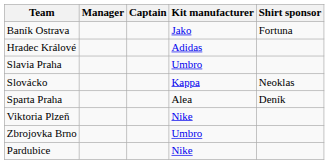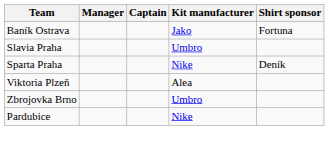- row: (41, 47)
- row: (27, 82)
(182, 99) Alea -> (182, 64) Nike
(182, 116) Nike -> (182, 82) Alea
